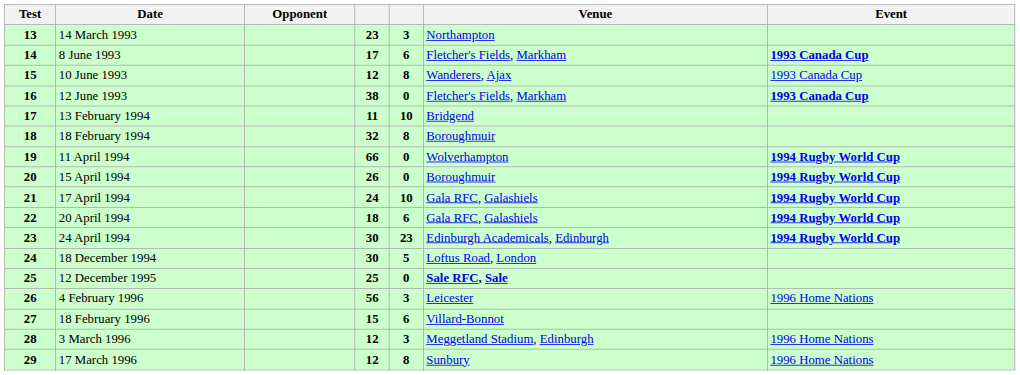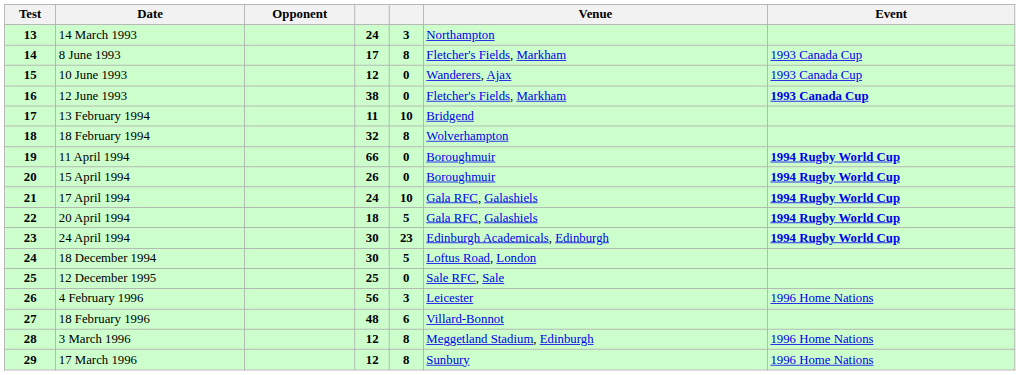(372, 34) 23 -> (372, 34) 24
(406, 55) 6 -> (406, 55) 8
(819, 55) bold -> (816, 55) normal
(406, 75) 8 -> (406, 75) 0
(461, 136) Boroughmuir -> (467, 136) Wolverhampton
(467, 156) Wolverhampton -> (461, 156) Boroughmuir
(406, 217) 6 -> (406, 217) 5
(467, 278) bold -> (465, 278) normal
(372, 319) 15 -> (372, 319) 48
(406, 339) 3 -> (406, 339) 8
